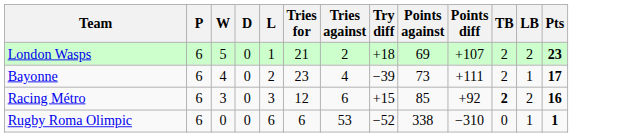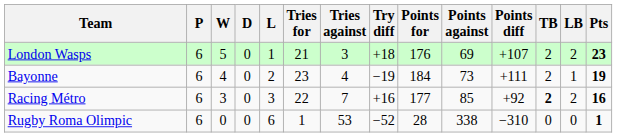+ column: (420, 23)
(345, 53) 2 -> (345, 53) 3
(384, 76) −39 -> (384, 76) −19
(555, 76) 17 -> (599, 76) 19
(302, 98) 12 -> (302, 98) 22
(345, 98) 6 -> (345, 98) 7
(384, 98) +15 -> (384, 98) +16
(302, 120) 6 -> (302, 120) 1
(530, 120) 1 -> (574, 120) 0
